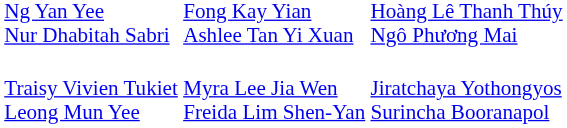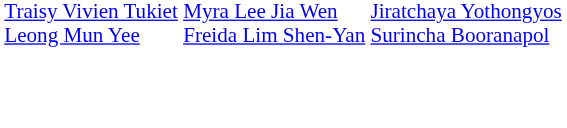- row: (87, 23)
